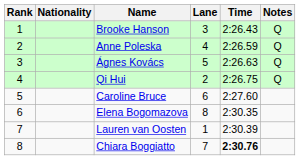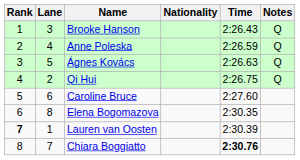columns swapped: (205, 12) <-> (64, 12)
(20, 130) normal -> (20, 130) bold
